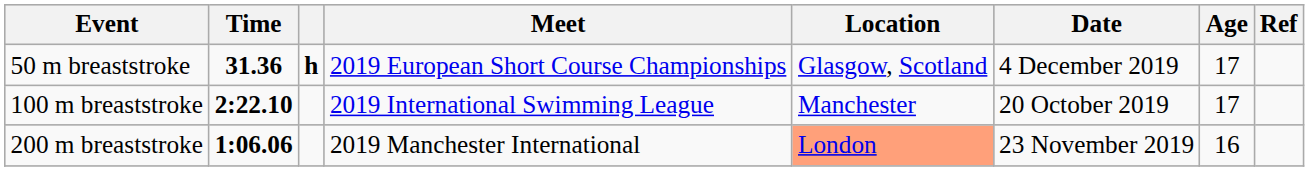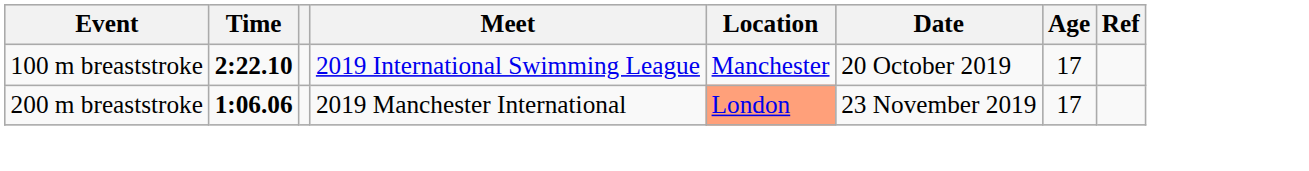- row: (100, 64)
(1227, 144) 16 -> (1069, 104) 17
